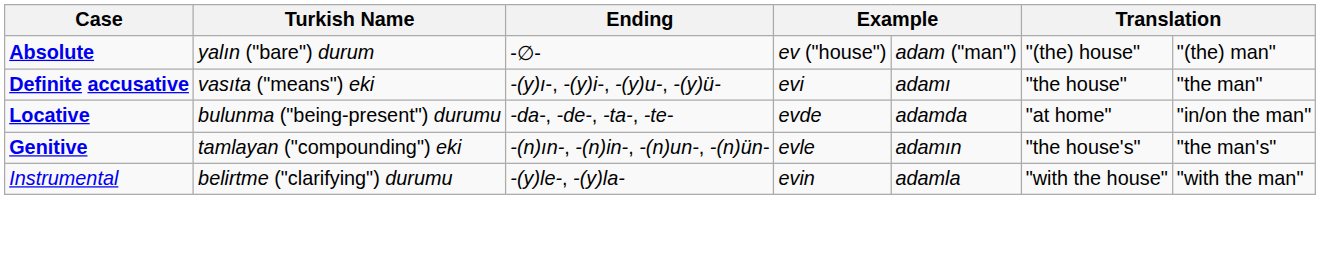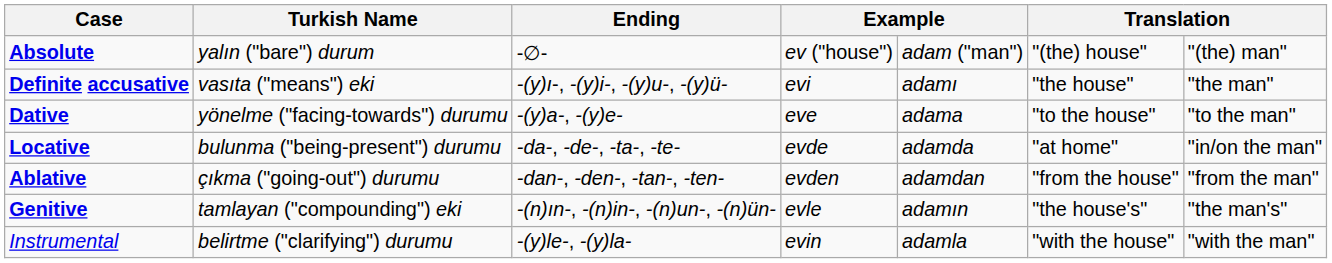+ row: (39, 115)
+ row: (48, 178)
